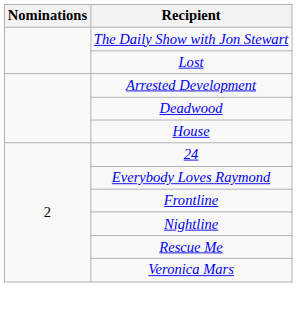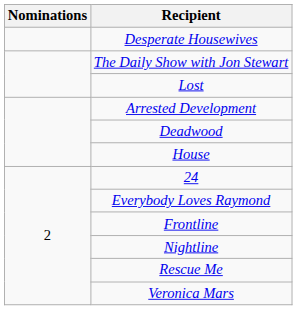+ row: (191, 39)
